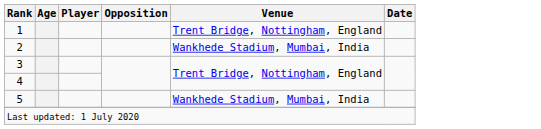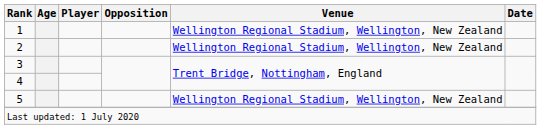(277, 30) Trent Bridge, Nottingham, England -> (338, 30) Wellington Regional Stadium, Wellington, New Zealand
(271, 47) Wankhede Stadium, Mumbai, India -> (338, 47) Wellington Regional Stadium, Wellington, New Zealand
(271, 99) Wankhede Stadium, Mumbai, India -> (338, 99) Wellington Regional Stadium, Wellington, New Zealand
